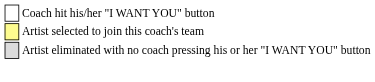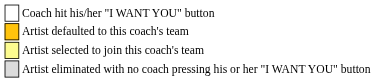+ row: (105, 31)
